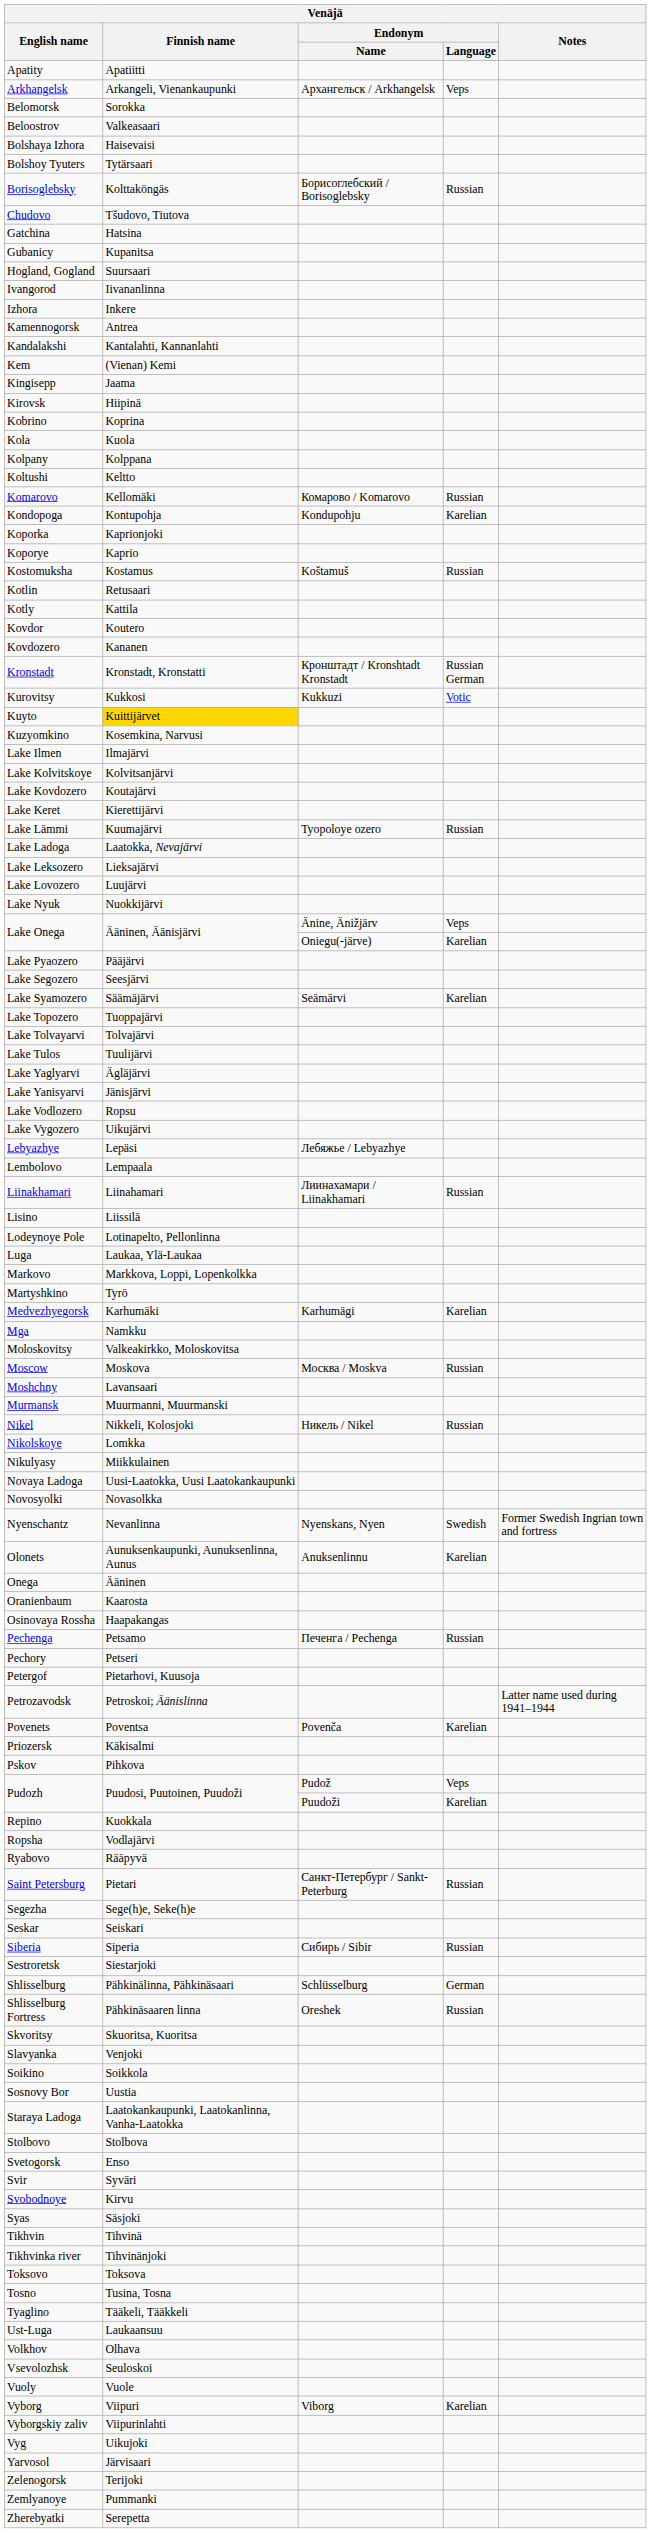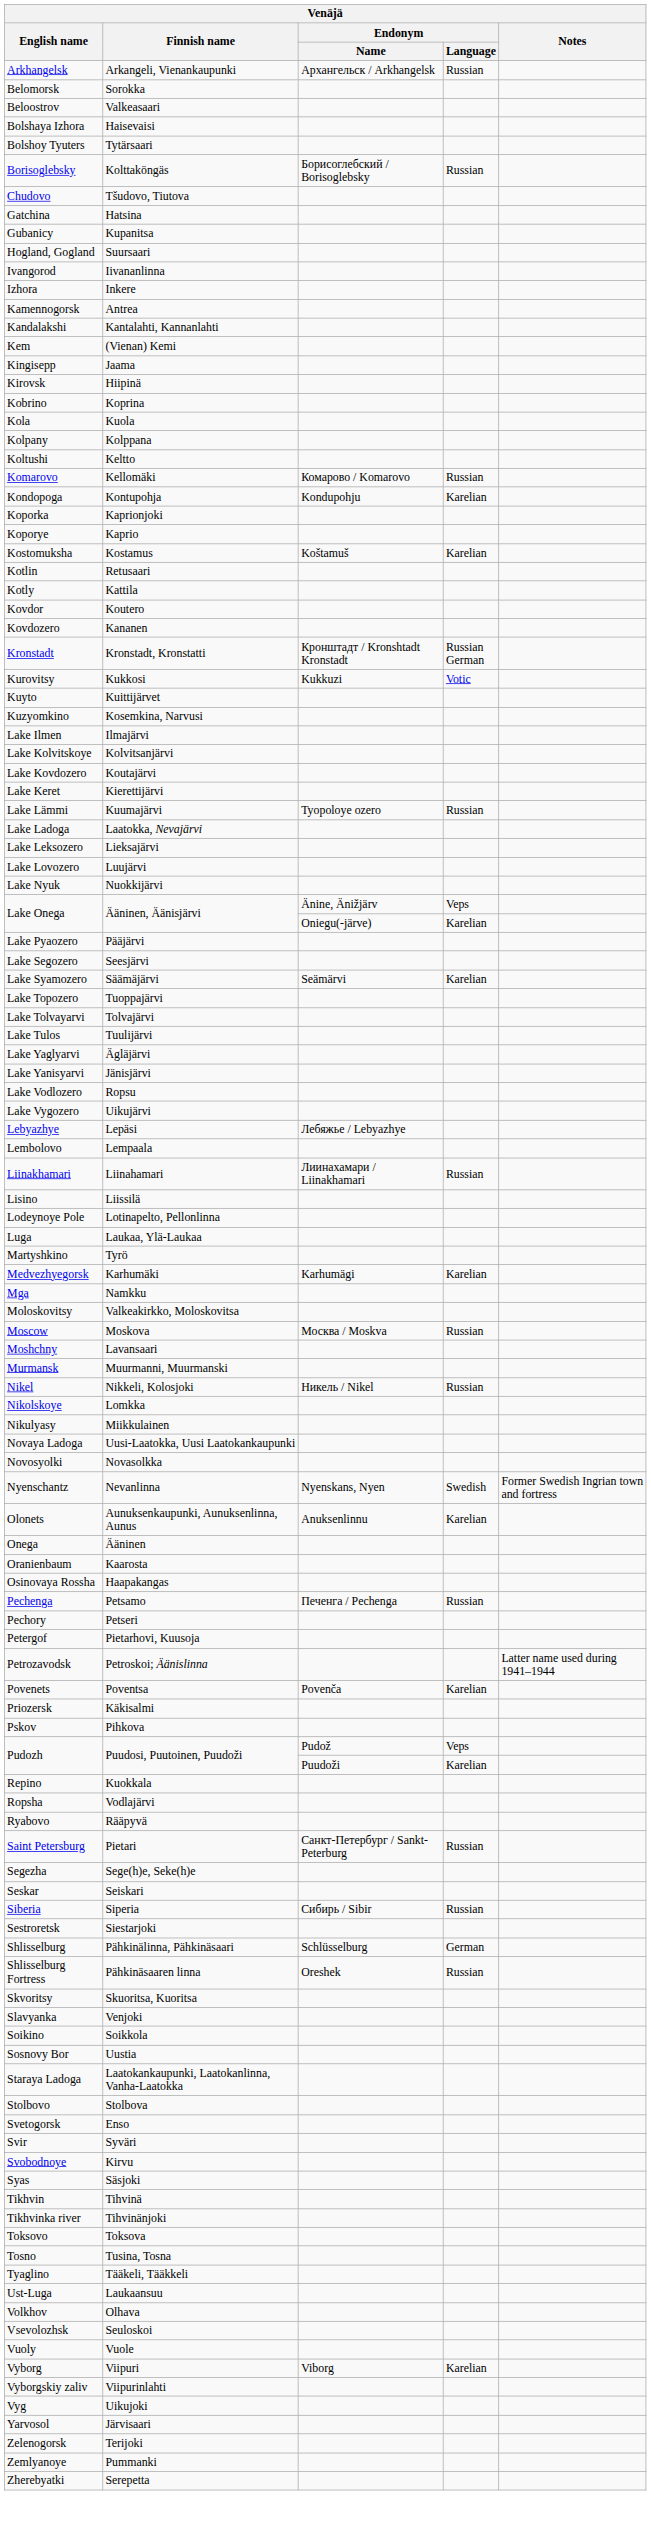- row: (25, 70)
(457, 88) Veps -> (465, 70) Russian
(465, 571) Russian -> (466, 552) Karelian
(133, 716) gold background -> (133, 697) no background
- row: (29, 1274)
